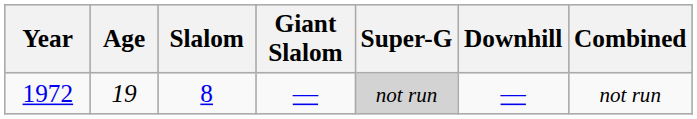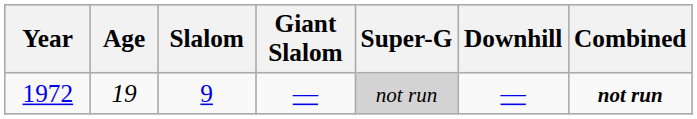(207, 93) 8 -> (207, 93) 9
(630, 94) normal -> (630, 93) bold
